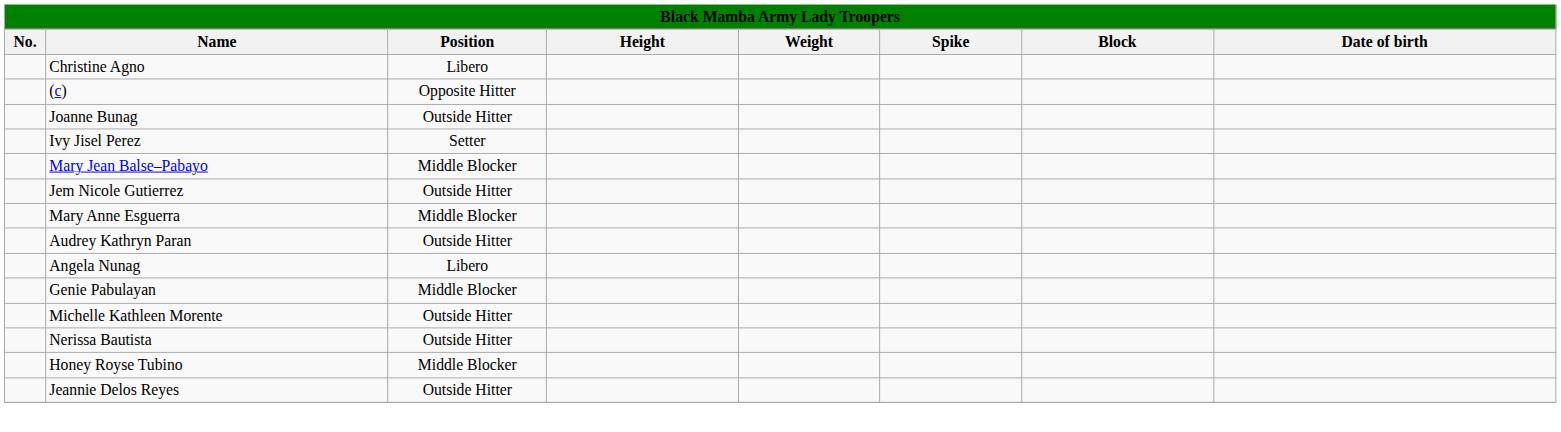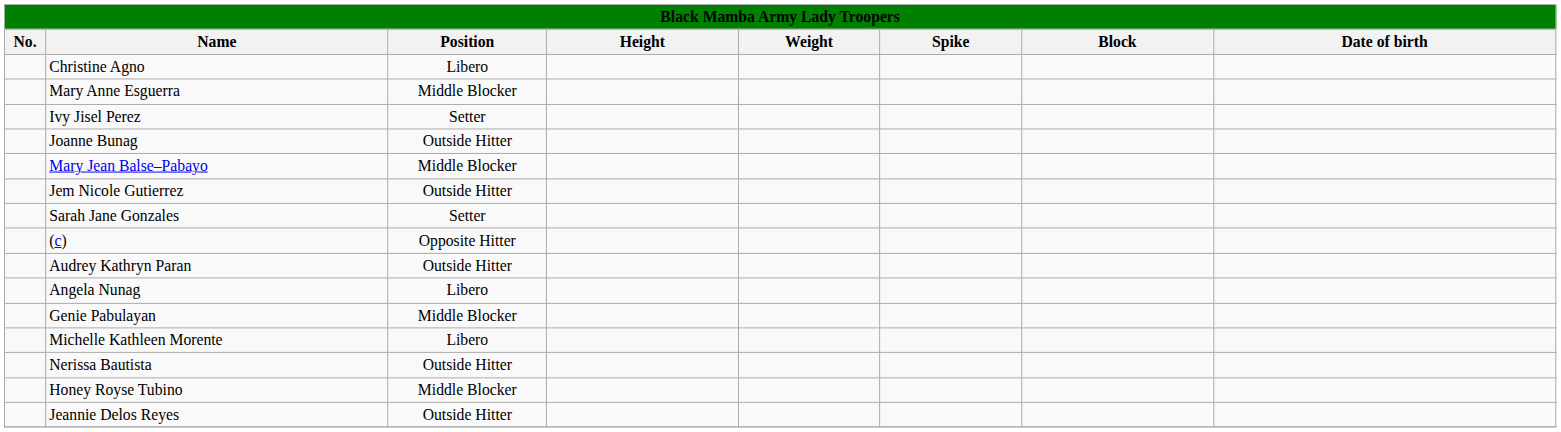rows swapped: (115, 215) <-> (58, 91)
rows swapped: (93, 116) <-> (95, 141)
+ row: (114, 215)
(467, 315) Outside Hitter -> (467, 340) Libero
